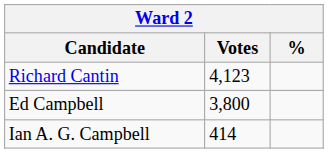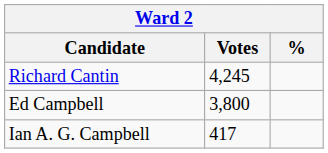(230, 76) 4,123 -> (230, 76) 4,245
(223, 133) 414 -> (223, 133) 417
